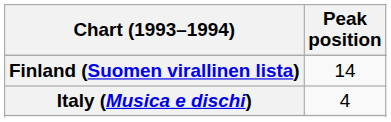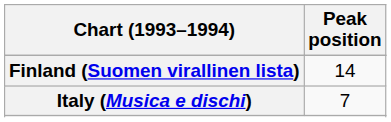(345, 100) 4 -> (345, 100) 7
